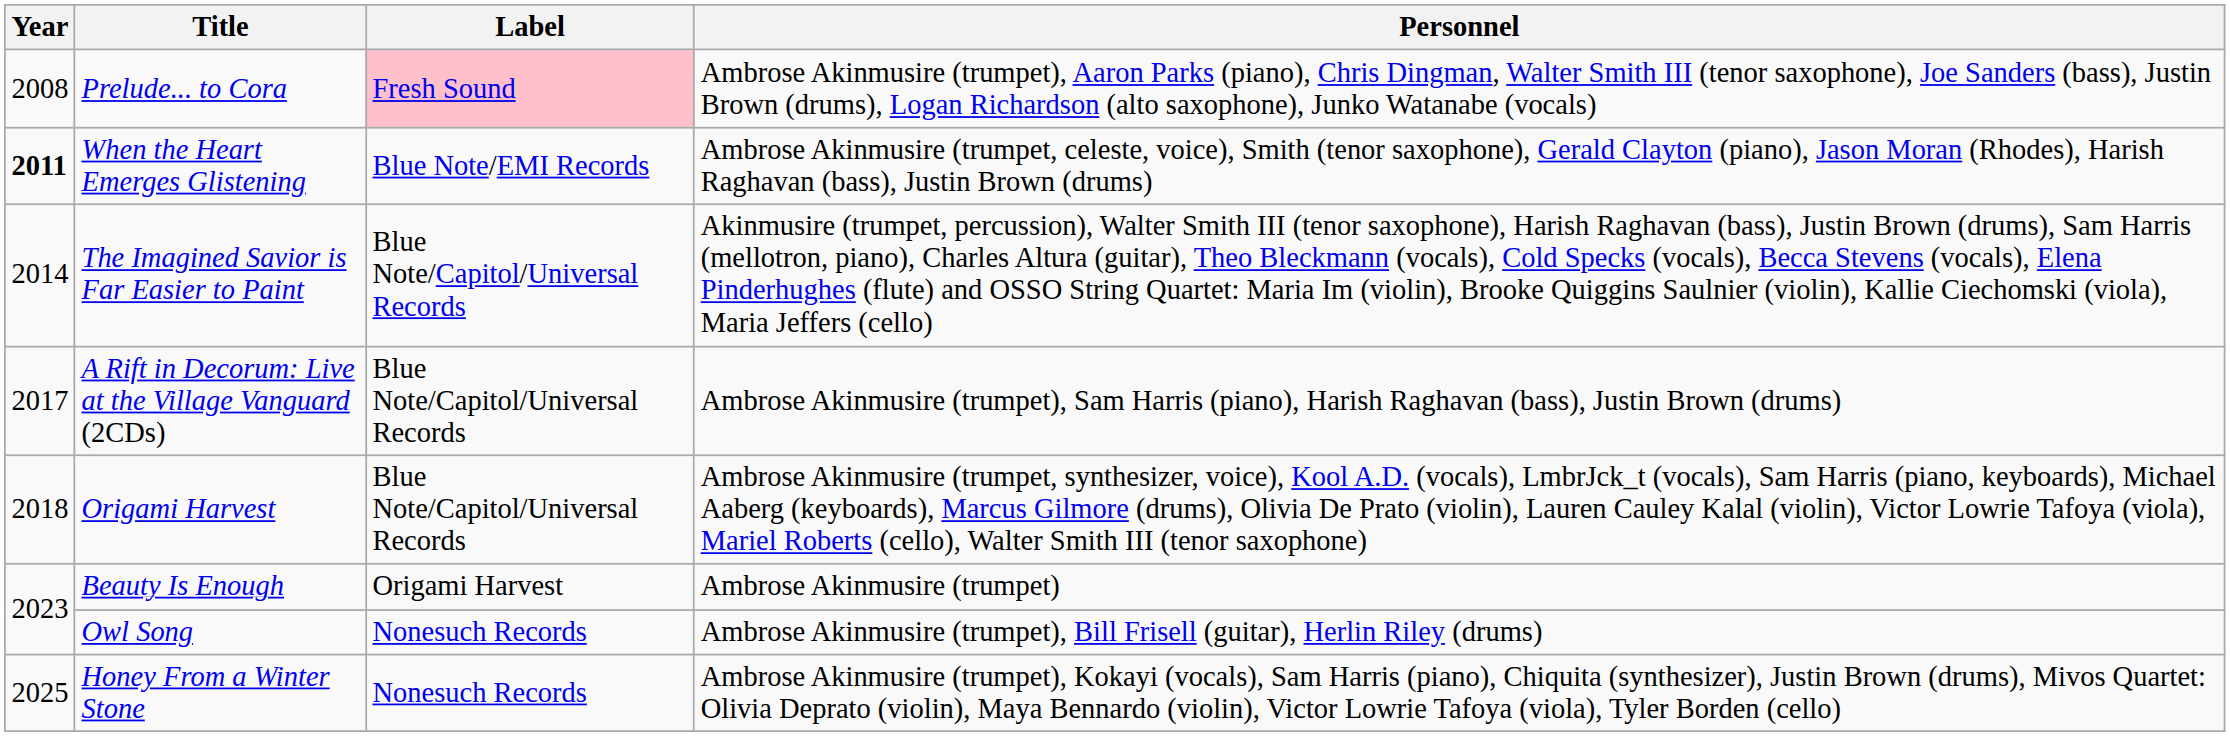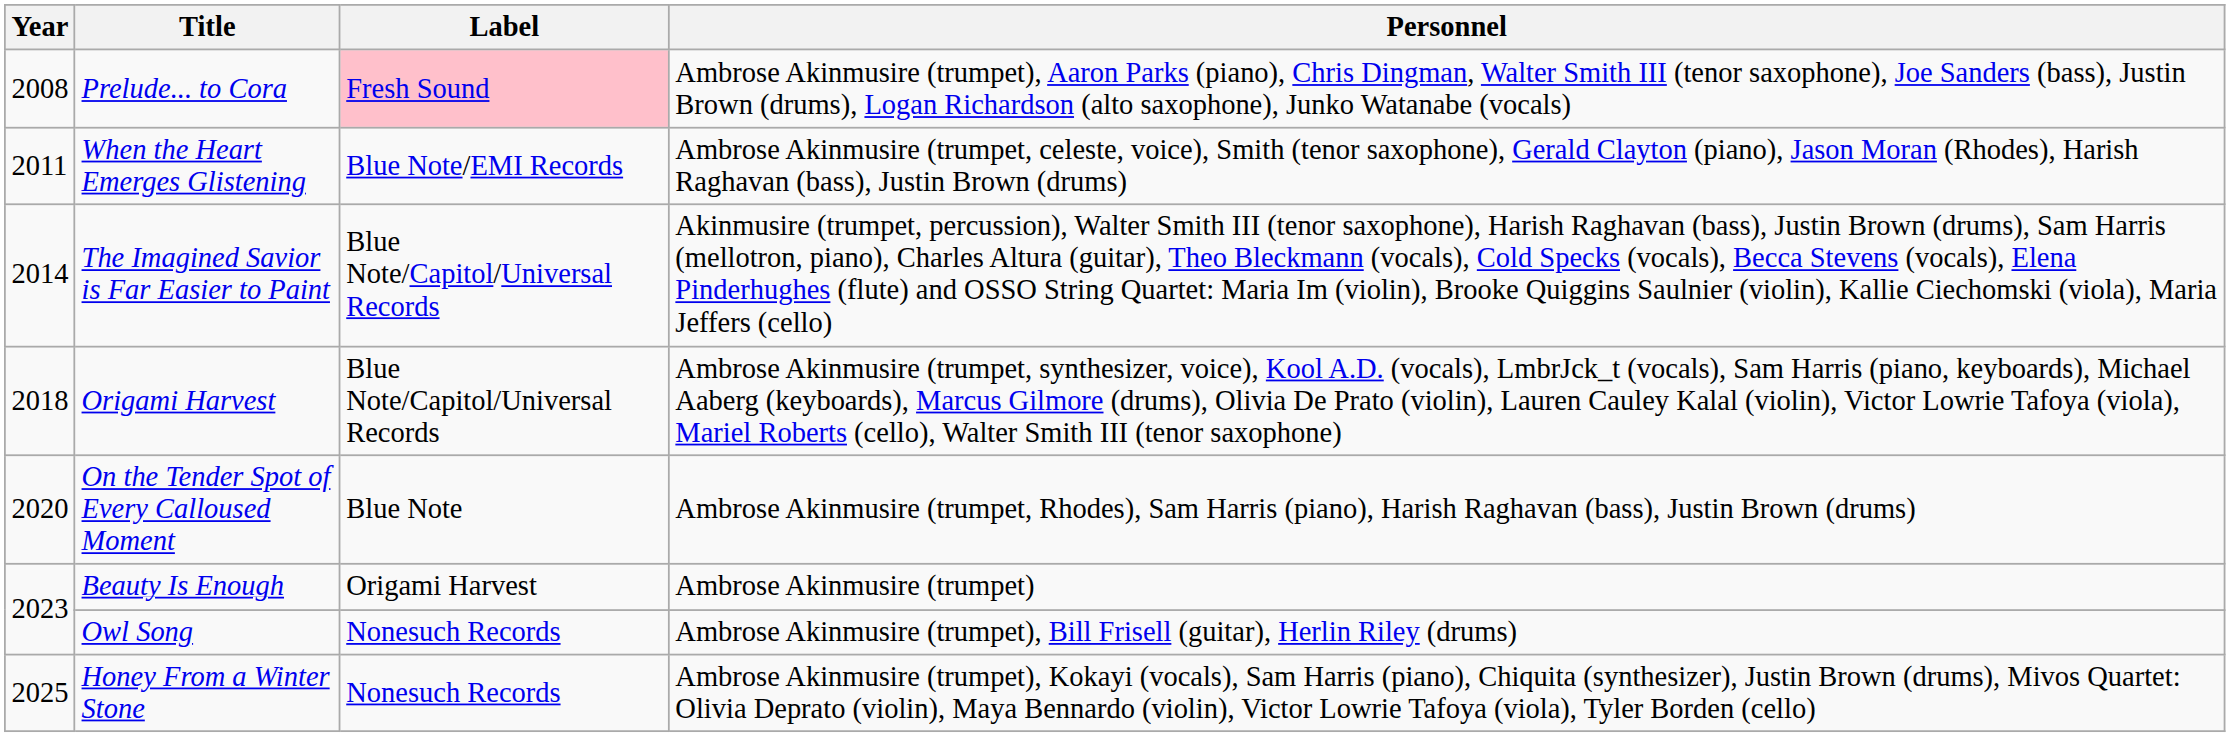(39, 165) bold -> (39, 165) normal
- row: (218, 399)
+ row: (206, 509)
